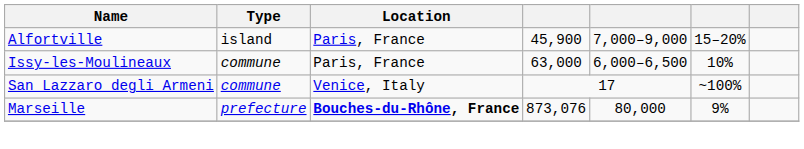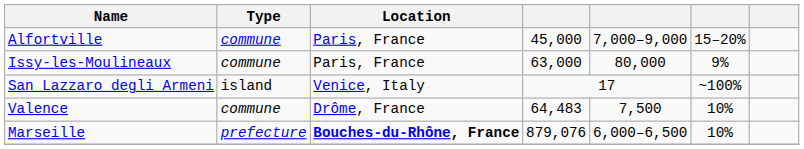(246, 40) island -> (251, 40) commune
(556, 40) 45,900 -> (556, 40) 45,000
(640, 63) 6,000–6,500 -> (640, 63) 80,000
(720, 63) 10% -> (720, 63) 9%
(251, 86) commune -> (246, 86) island
+ row: (38, 109)
(556, 109) 873,076 -> (556, 133) 879,076
(640, 109) 80,000 -> (640, 133) 6,000–6,500
(720, 109) 9% -> (720, 133) 10%
